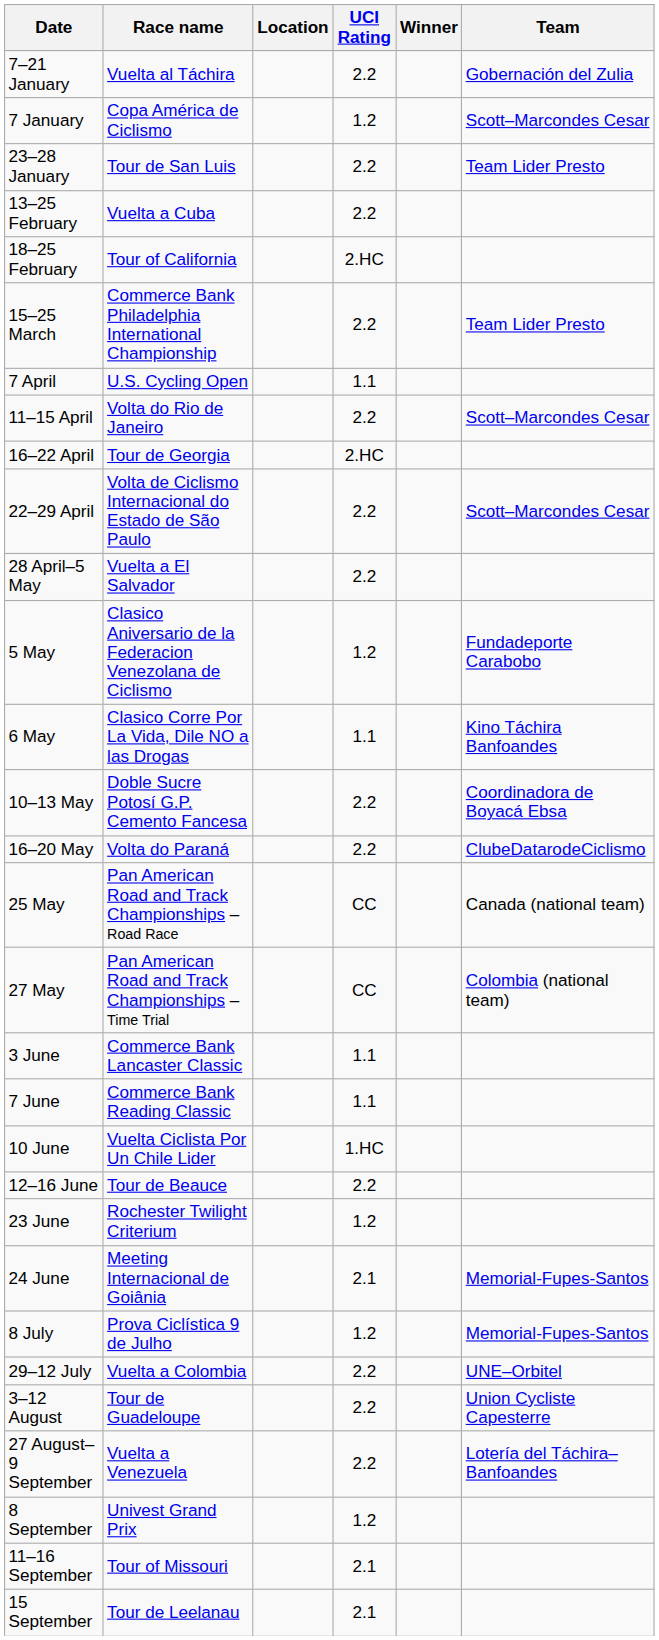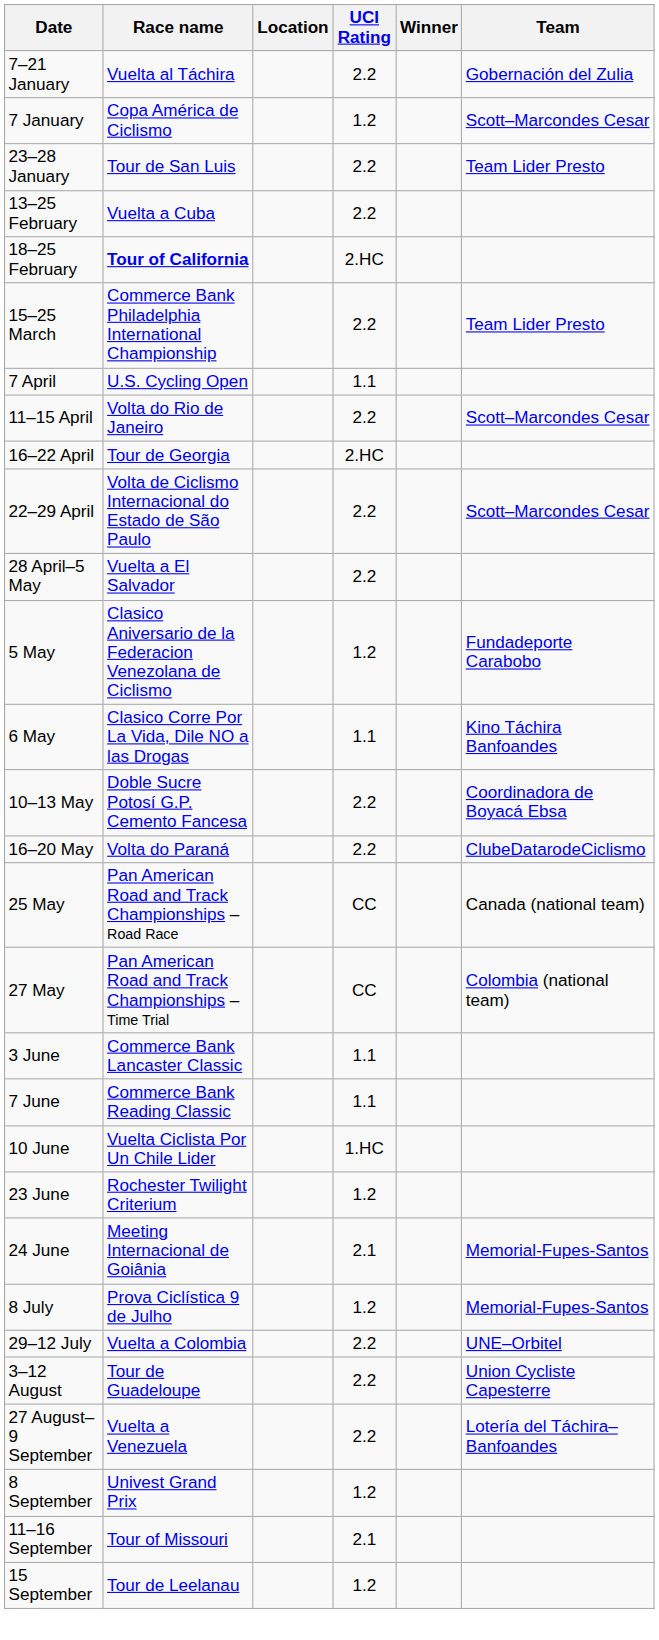(172, 259) normal -> (178, 259) bold
- row: (53, 1185)
(364, 1612) 2.1 -> (364, 1585) 1.2
